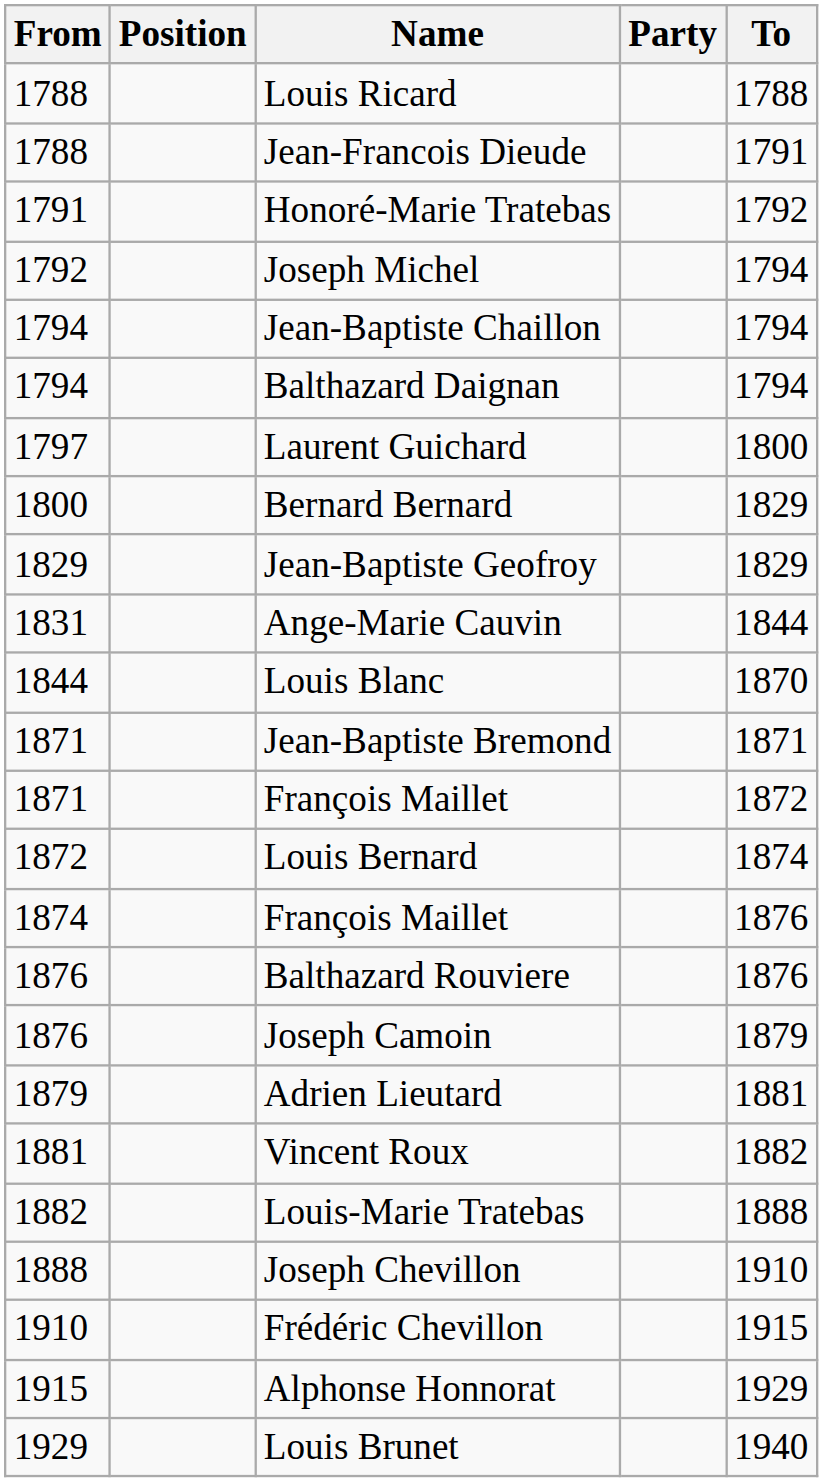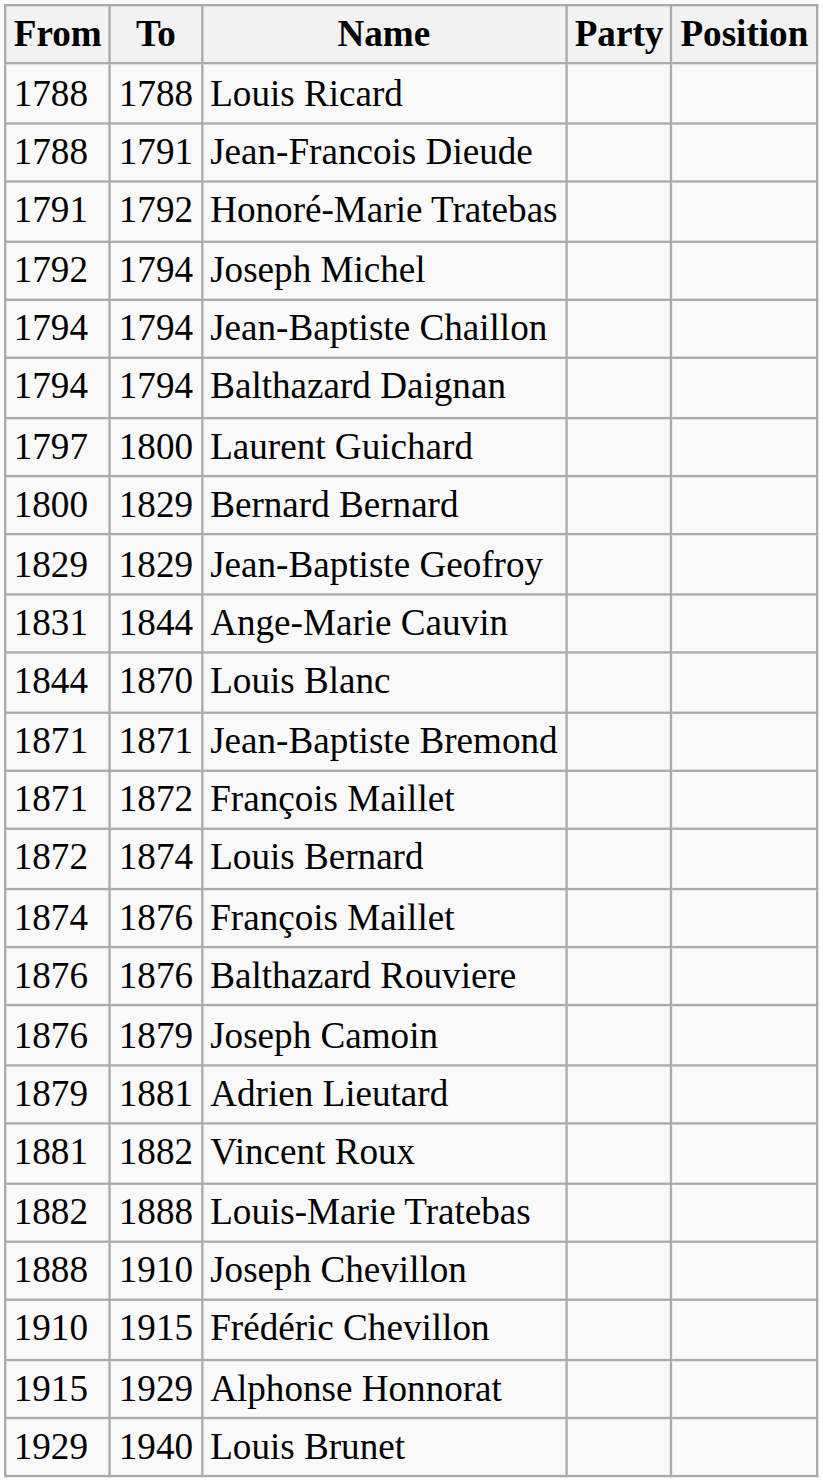columns swapped: (771, 33) <-> (183, 33)
